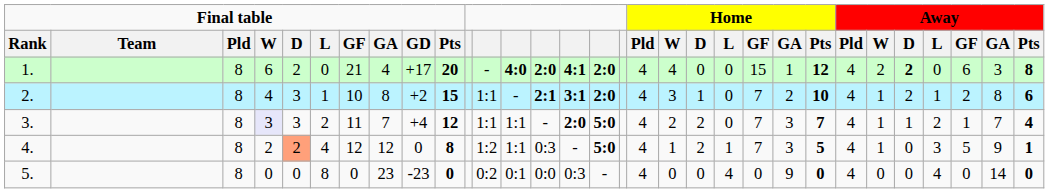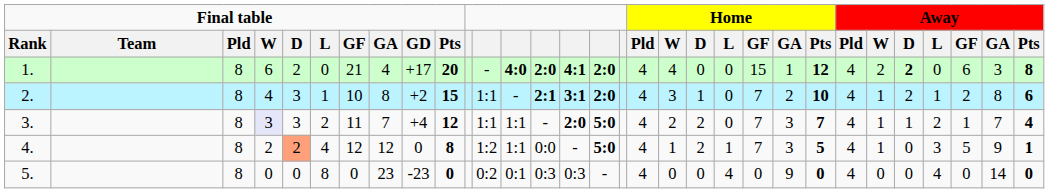(545, 148) 0:3 -> (545, 148) 0:0
(545, 174) 0:0 -> (545, 174) 0:3
